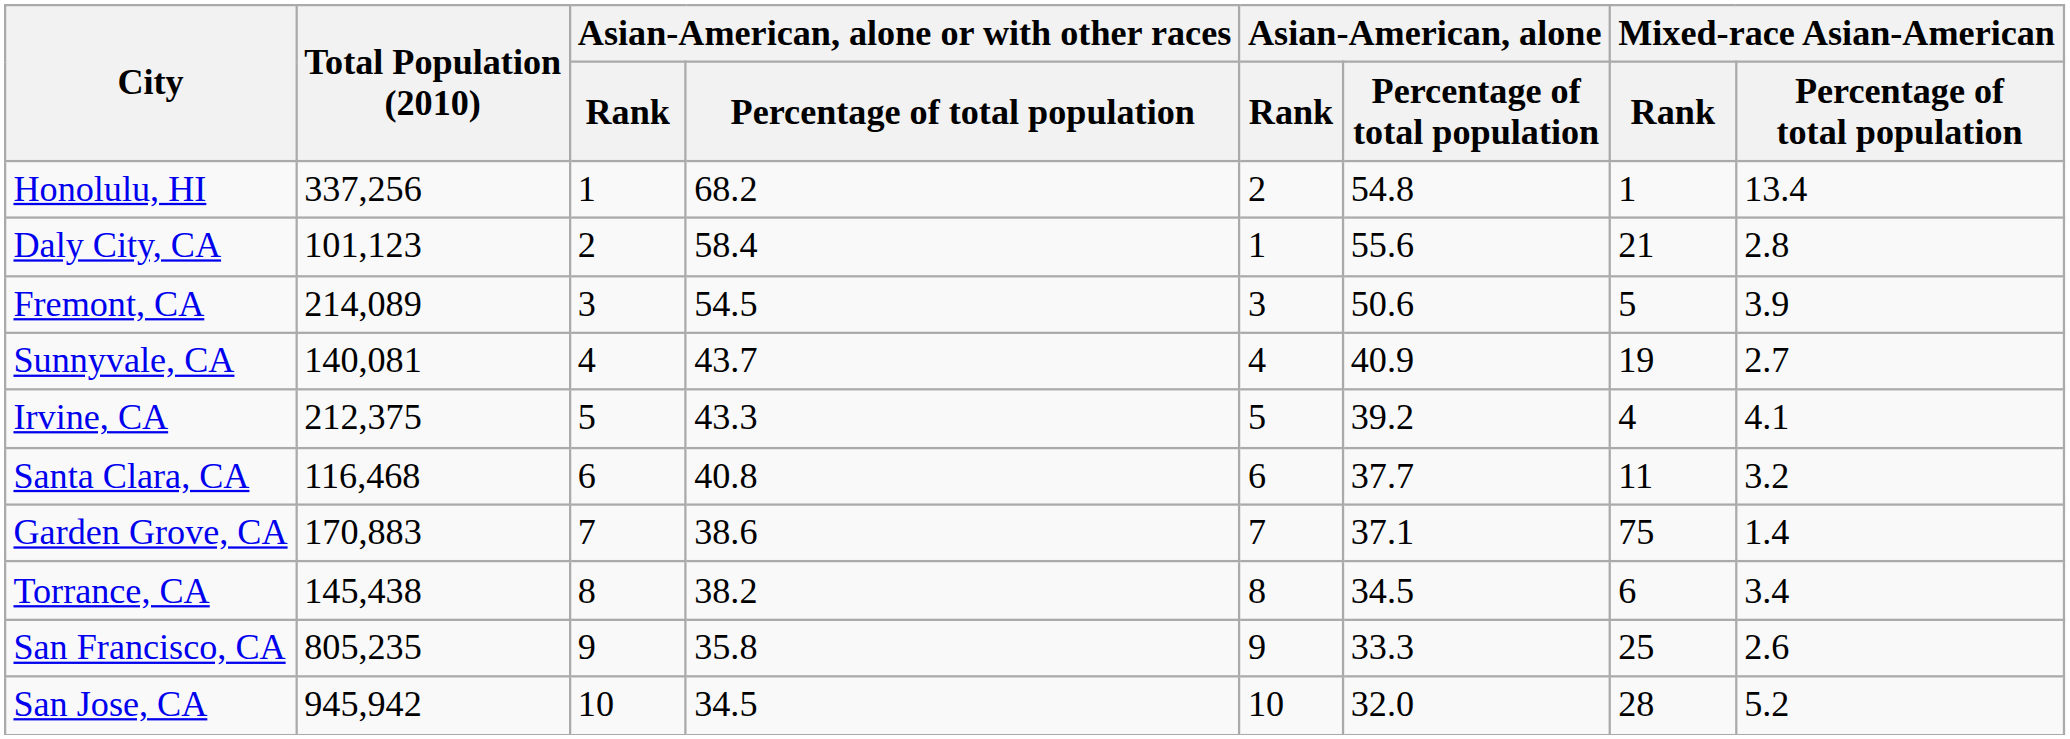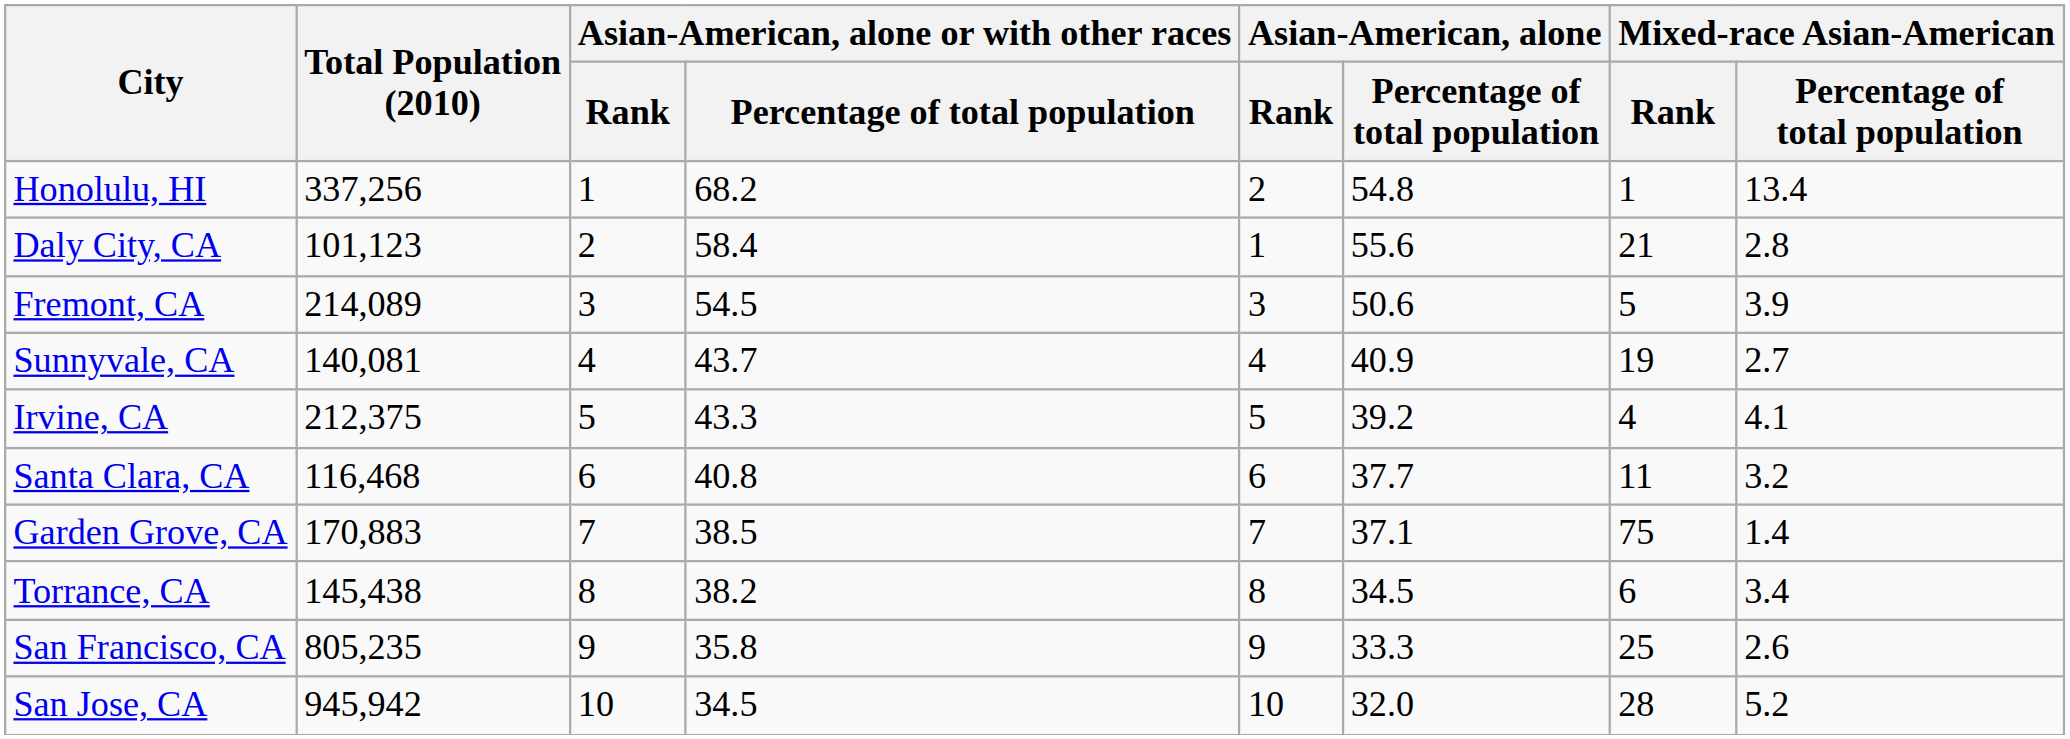(726, 532) 38.6 -> (726, 532) 38.5
